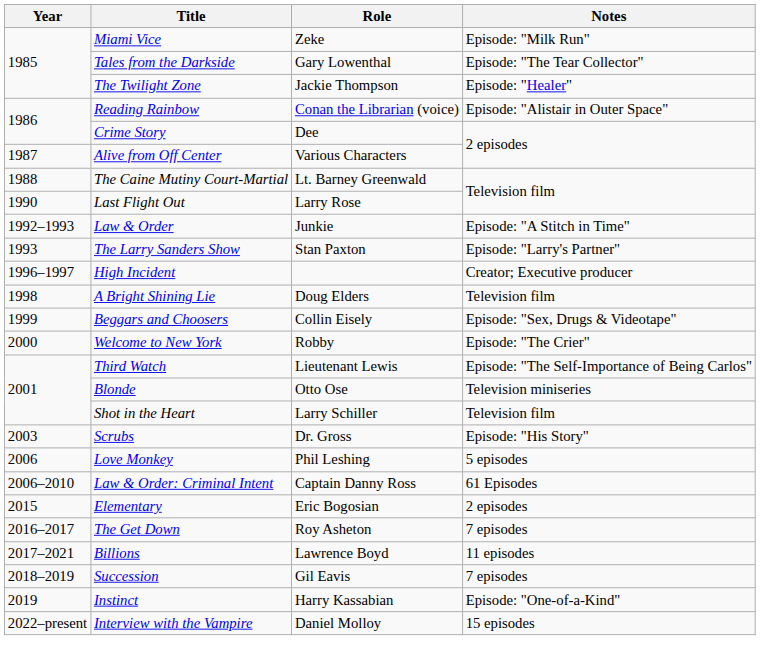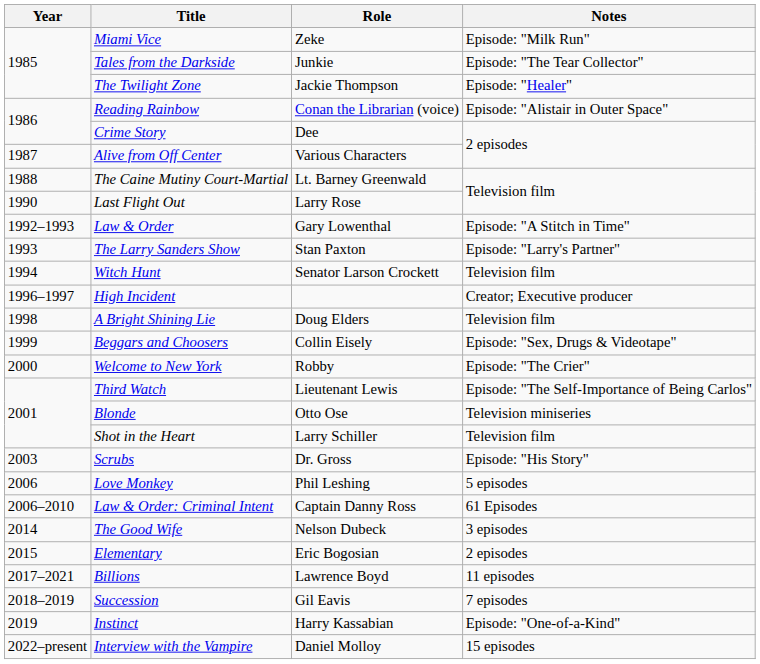(343, 62) Gary Lowenthal -> (314, 62) Junkie
(314, 226) Junkie -> (343, 226) Gary Lowenthal
+ row: (127, 272)
+ row: (138, 529)
- row: (137, 529)
